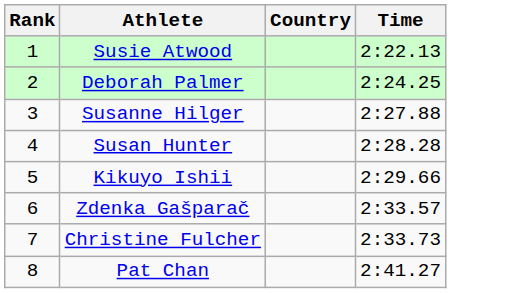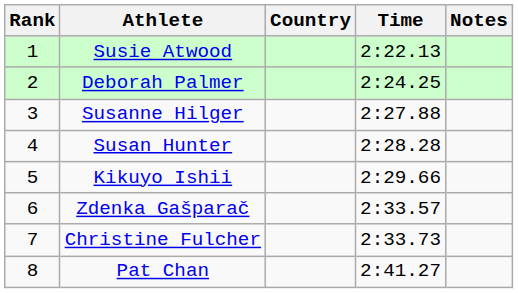+ column: (479, 20)
